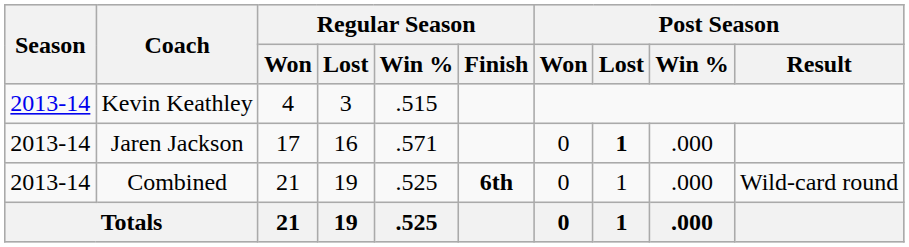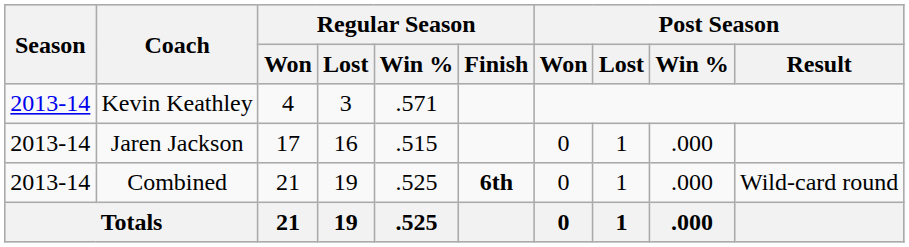(416, 103) .515 -> (416, 103) .571
(416, 143) .571 -> (416, 143) .515
(621, 143) bold -> (621, 143) normal
